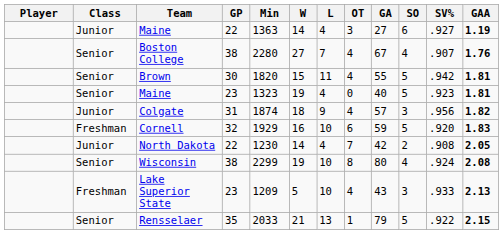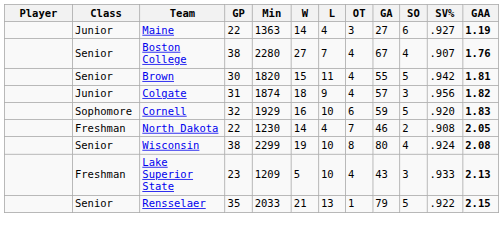- row: (155, 94)
(101, 128) Freshman -> (103, 111) Sophomore
(95, 145) Junior -> (100, 128) Freshman
(381, 145) 42 -> (382, 128) 46
